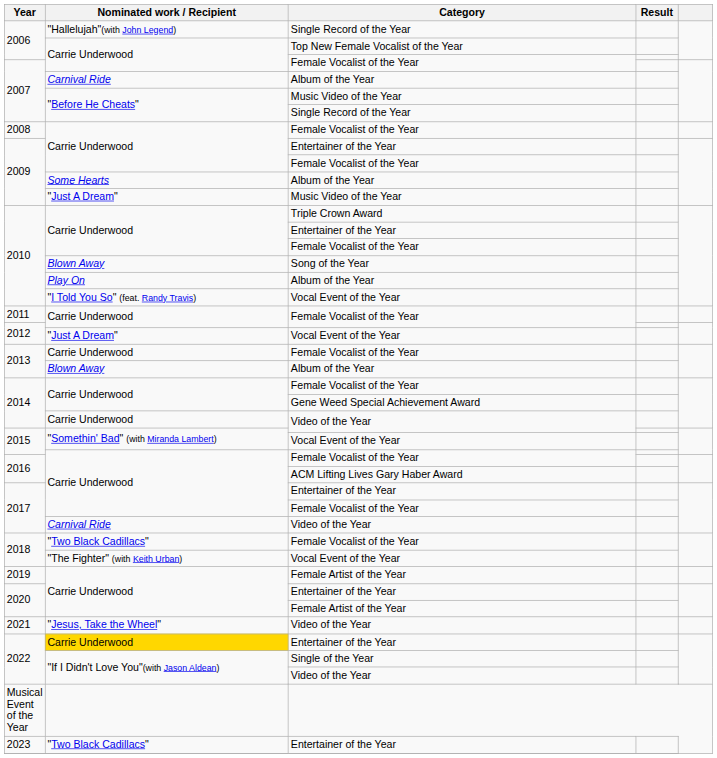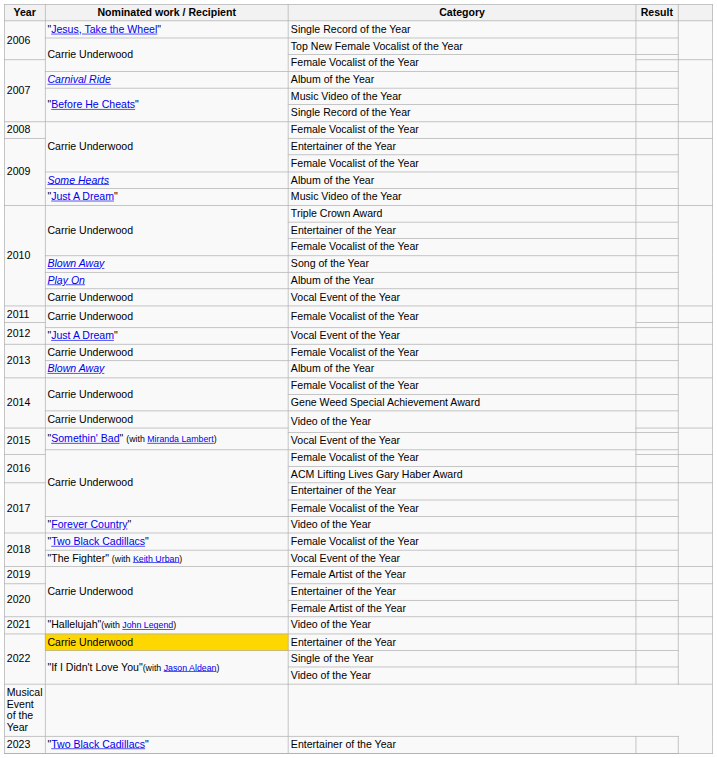(112, 29) "Hallelujah"(with John Legend) -> (104, 29) "Jesus, Take the Wheel"
(122, 297) "I Told You So" (feat. Randy Travis) -> (90, 297) Carrie Underwood
(79, 525) Carnival Ride -> (89, 525) "Forever Country"
(104, 625) "Jesus, Take the Wheel" -> (112, 625) "Hallelujah"(with John Legend)
